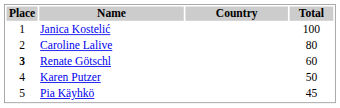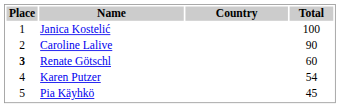(311, 46) 80 -> (311, 46) 90
(311, 77) 50 -> (311, 77) 54
